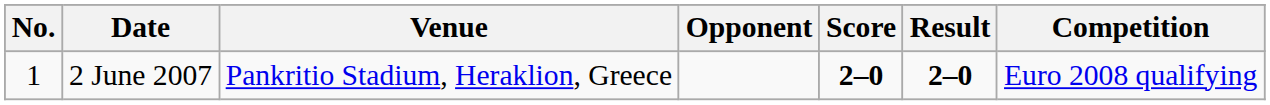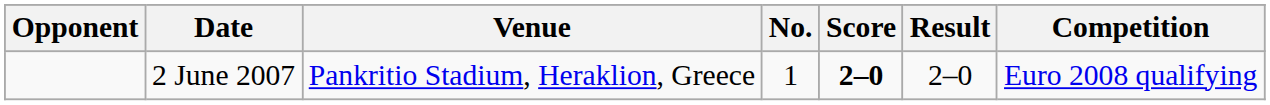columns swapped: (34, 27) <-> (749, 27)
(950, 74) bold -> (950, 74) normal
